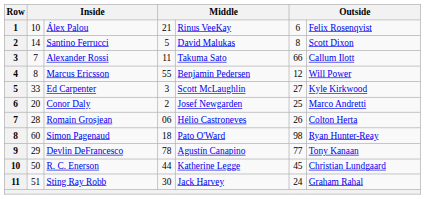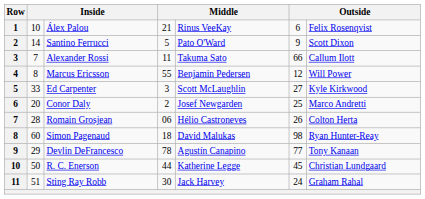(206, 43) David Malukas -> (201, 43) Pato O'Ward
(298, 43) 8 -> (298, 43) 9
(201, 136) Pato O'Ward -> (206, 136) David Malukas
